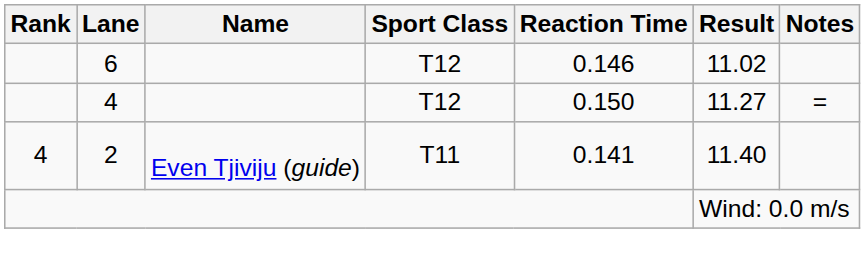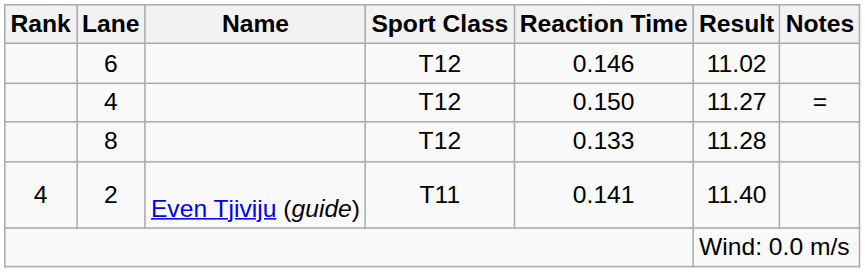+ row: (111, 141)
